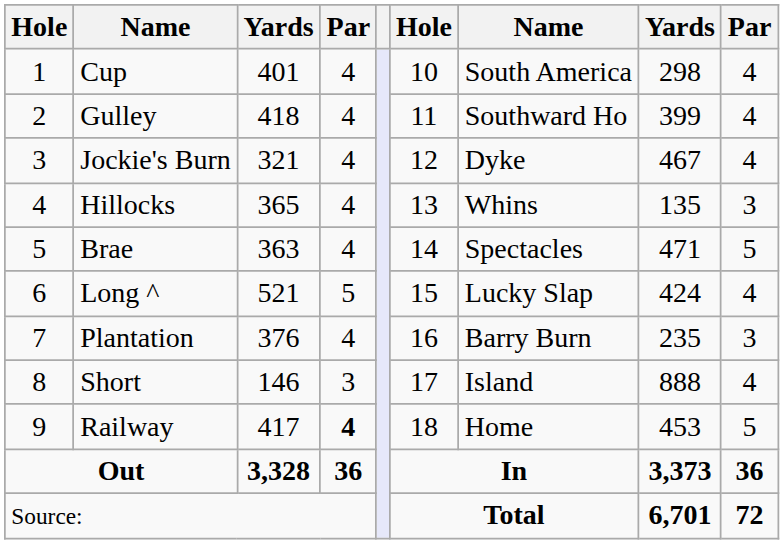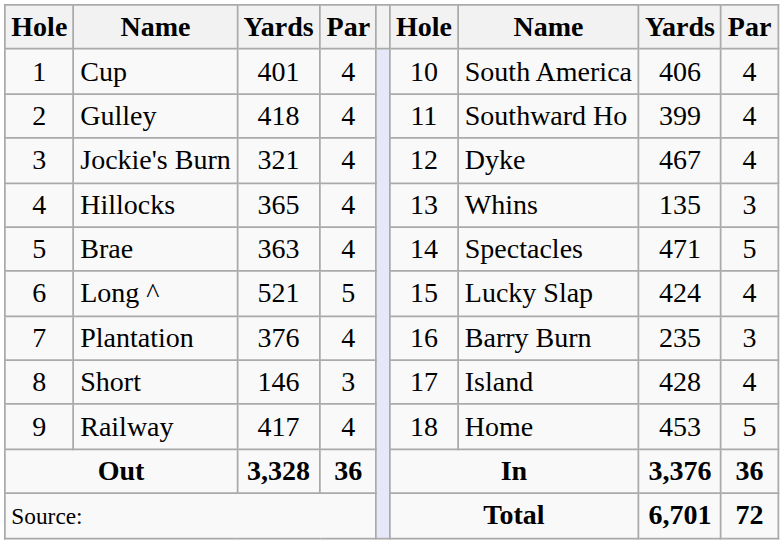(680, 71) 298 -> (680, 71) 406
(680, 381) 888 -> (680, 381) 428
(348, 426) bold -> (348, 426) normal
(680, 470) 3,373 -> (680, 470) 3,376
